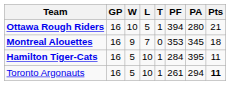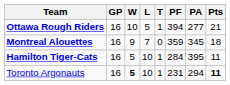(196, 27) 280 -> (196, 27) 277
(175, 42) 353 -> (175, 42) 359
(132, 73) normal -> (132, 73) bold
(175, 73) 261 -> (175, 73) 231
